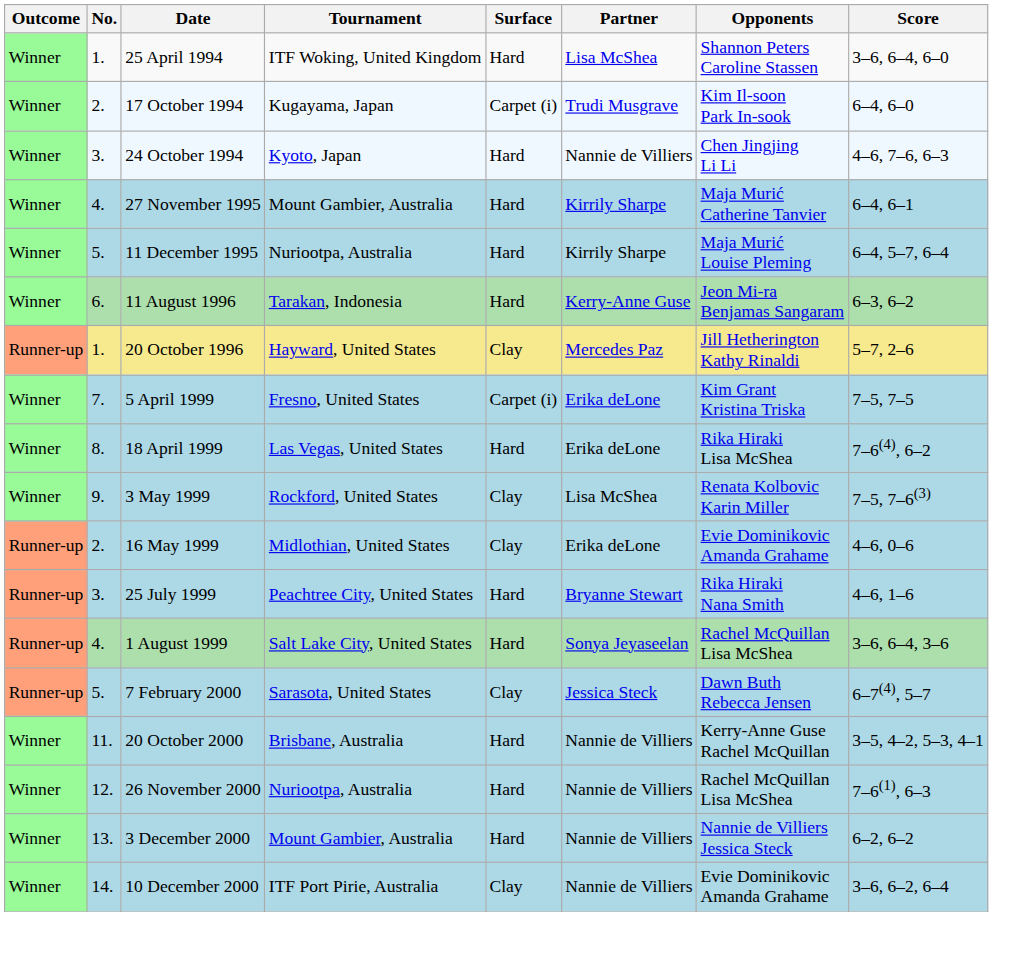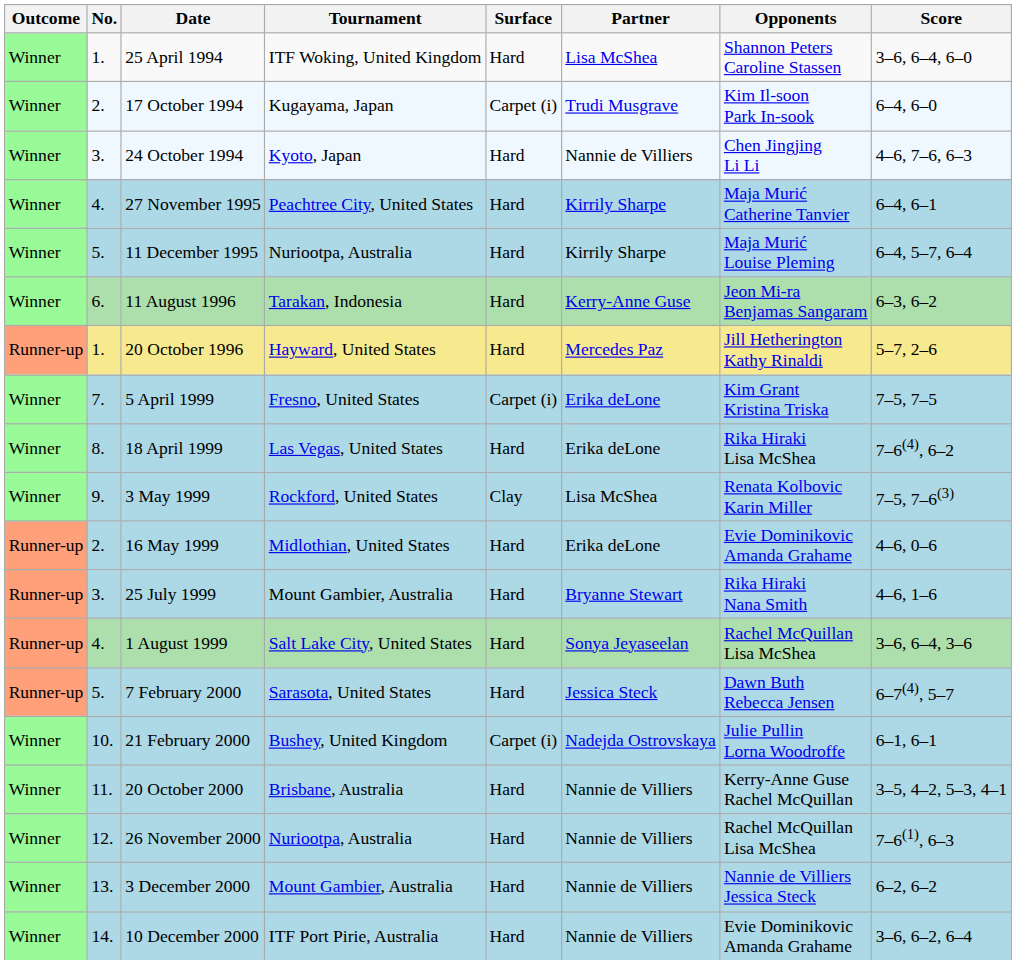(361, 203) Mount Gambier, Australia -> (371, 203) Peachtree City, United States
(506, 349) Clay -> (507, 349) Hard
(506, 544) Clay -> (507, 544) Hard
(371, 593) Peachtree City, United States -> (361, 593) Mount Gambier, Australia
(506, 691) Clay -> (507, 691) Hard
+ row: (188, 740)
(506, 886) Clay -> (507, 935) Hard
